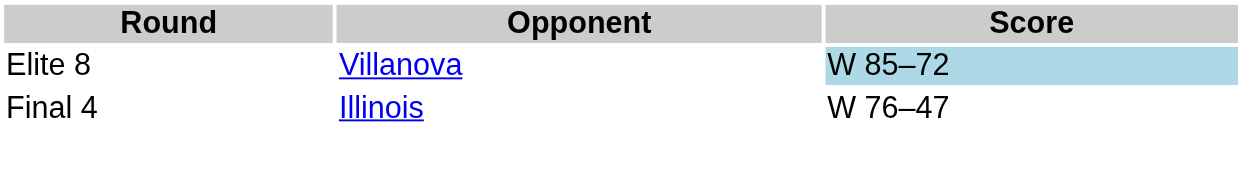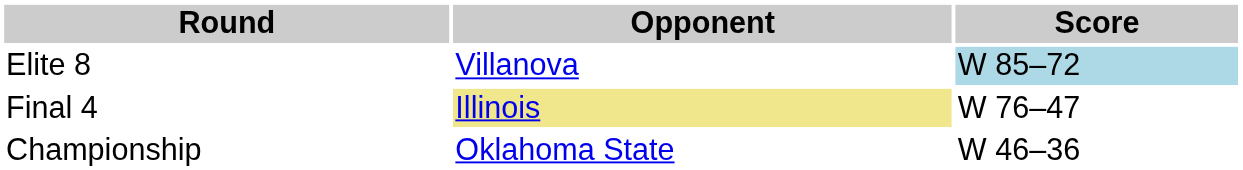(381, 107) no background -> (498, 107) khaki background
+ row: (104, 149)
